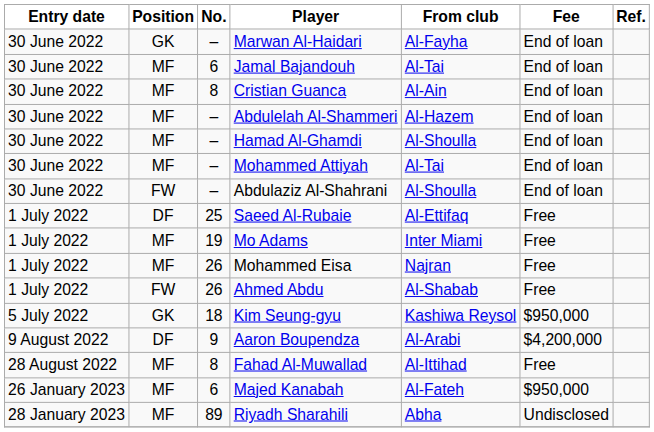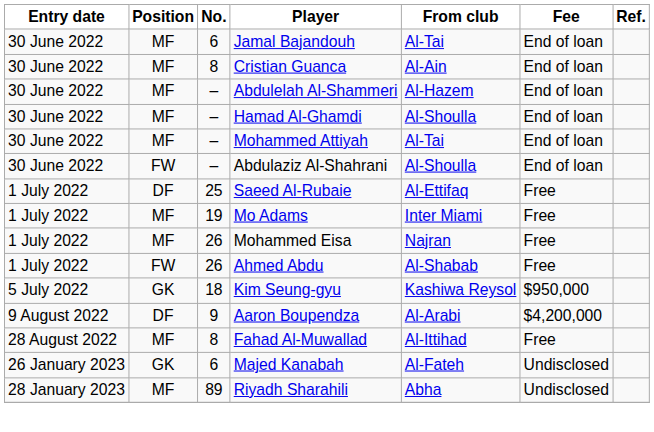- row: (298, 41)
(163, 389) MF -> (163, 365) GK
(556, 389) $950,000 -> (566, 365) Undisclosed
